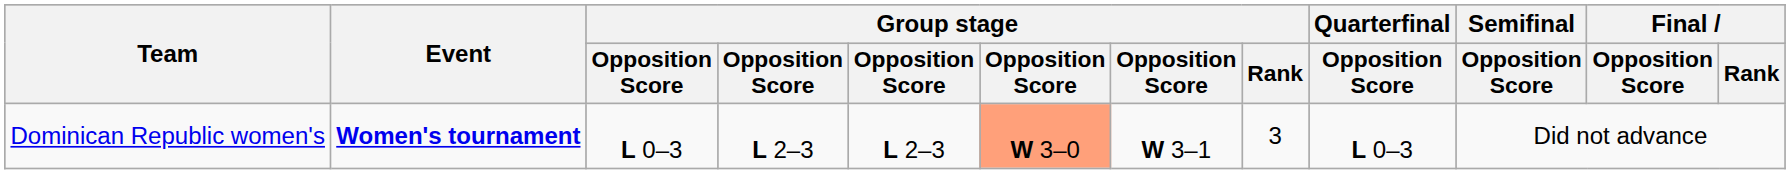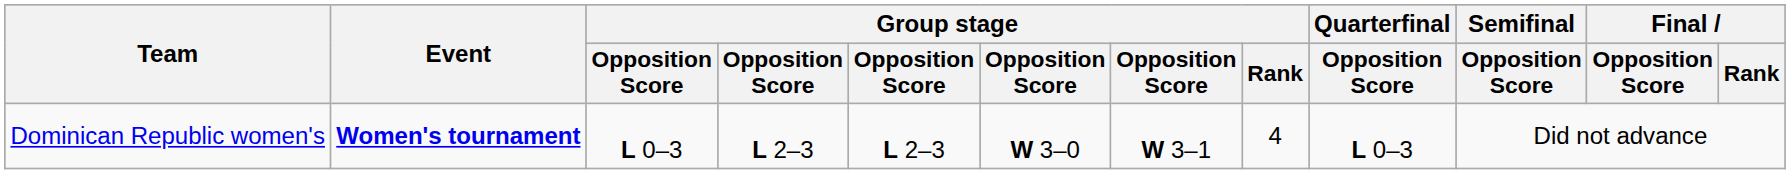(1045, 150) lightsalmon background -> (1045, 150) no background
(1275, 136) 3 -> (1275, 136) 4
